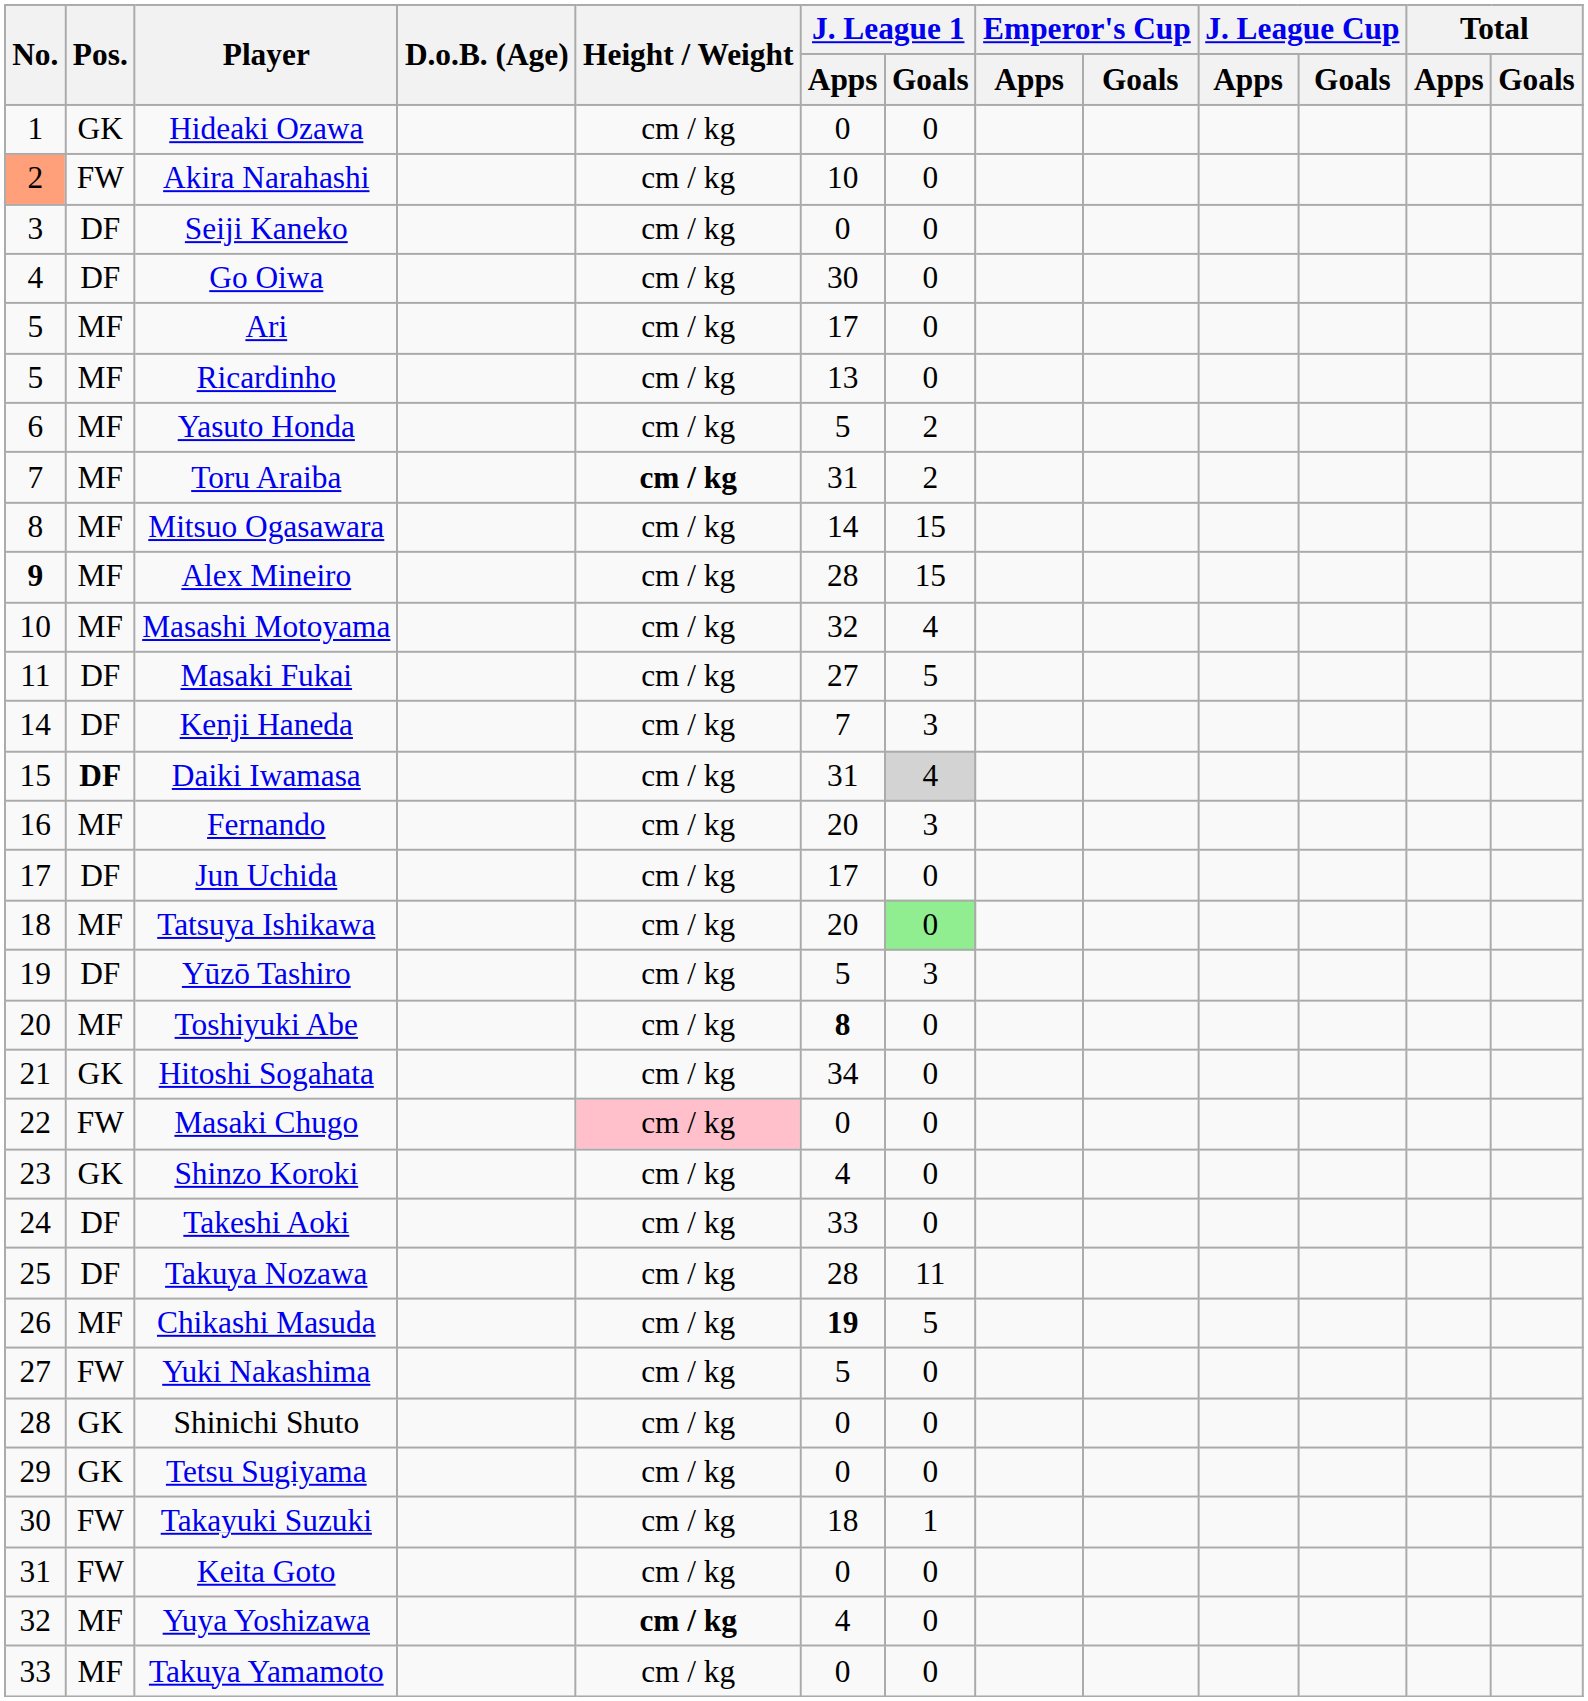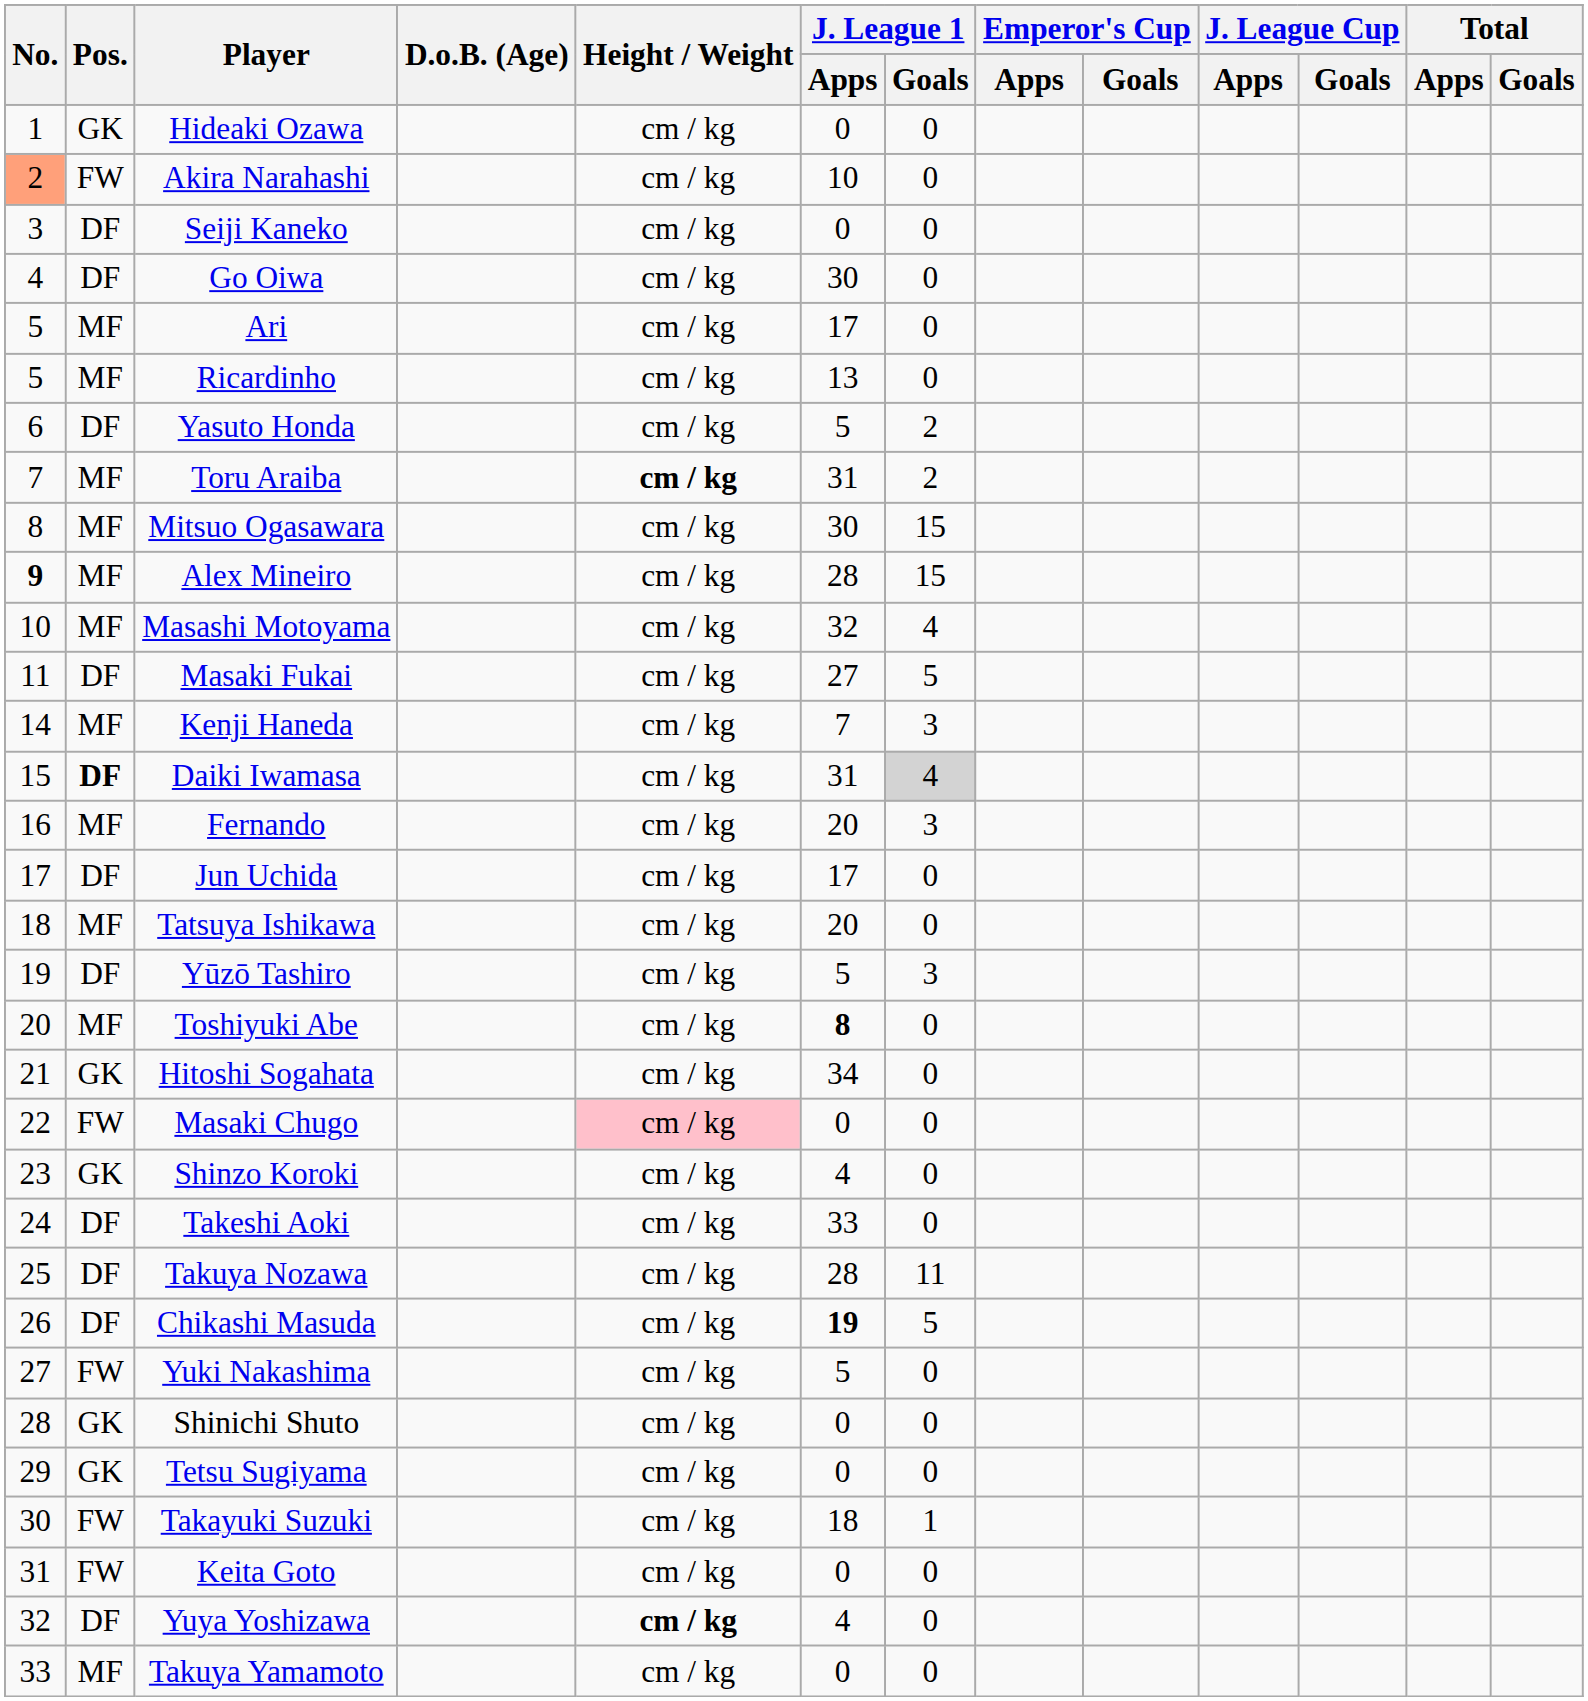(100, 427) MF -> (100, 427) DF
(843, 526) 14 -> (843, 526) 30
(100, 725) DF -> (100, 725) MF
(930, 924) lightgreen background -> (930, 924) no background
(100, 1322) MF -> (100, 1322) DF
(100, 1620) MF -> (100, 1620) DF
